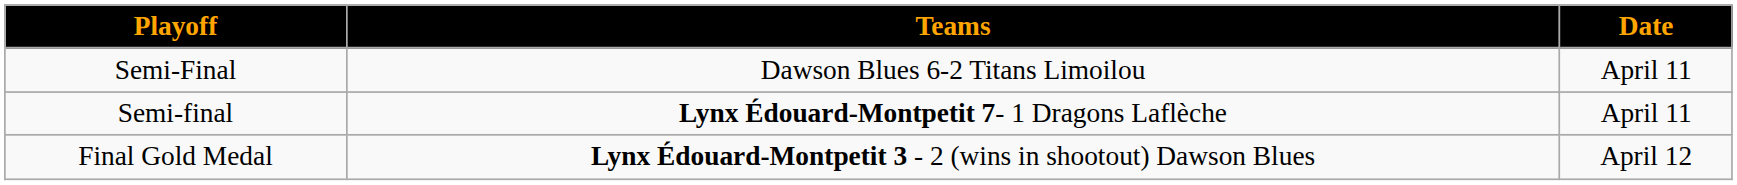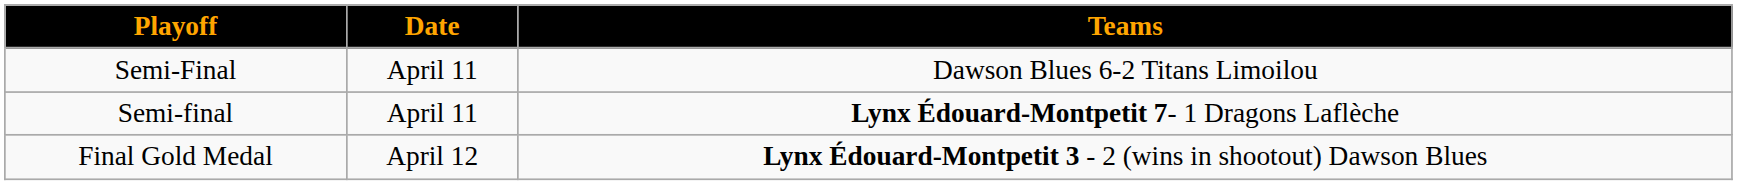columns swapped: (1646, 26) <-> (953, 26)
